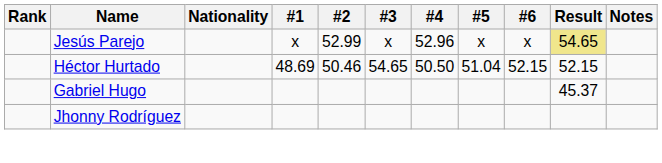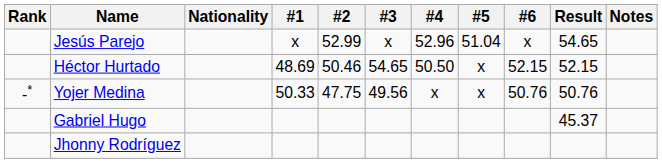(481, 41) x -> (481, 41) 51.04
(578, 41) khaki background -> (578, 41) no background
(481, 66) 51.04 -> (481, 66) x
+ row: (99, 93)
